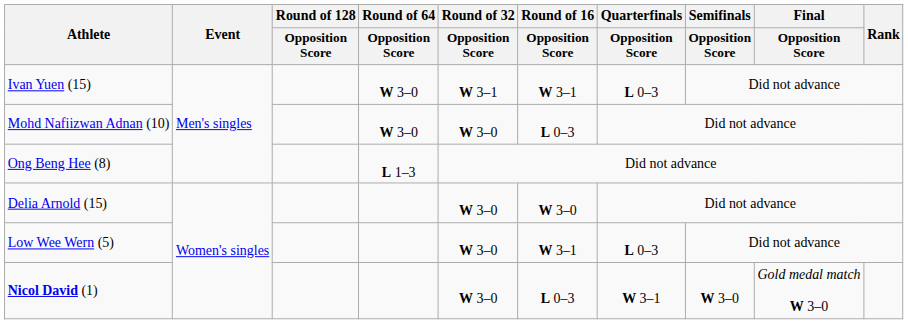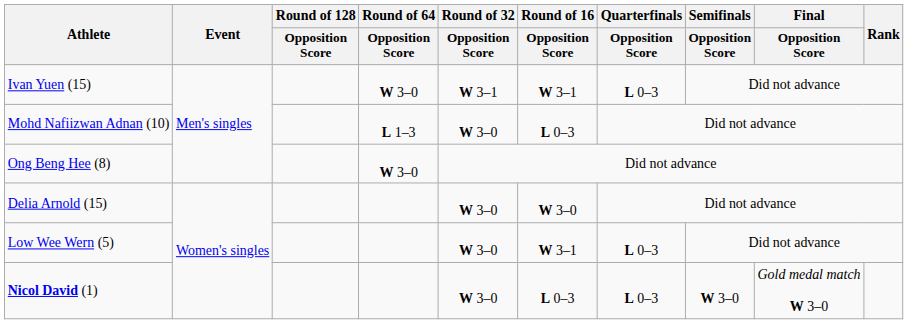(399, 132) W 3–0 -> (399, 132) L 1–3
(399, 172) L 1–3 -> (399, 172) W 3–0
(641, 299) W 3–1 -> (641, 299) L 0–3
